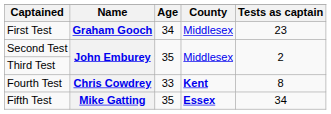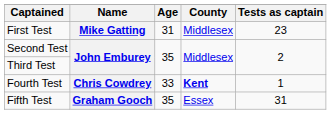(112, 30) Graham Gooch -> (112, 30) Mike Gatting
(168, 30) 34 -> (168, 30) 31
(281, 83) 8 -> (281, 83) 1
(112, 100) Mike Gatting -> (112, 100) Graham Gooch
(199, 100) bold -> (198, 100) normal
(281, 100) 34 -> (281, 100) 31
